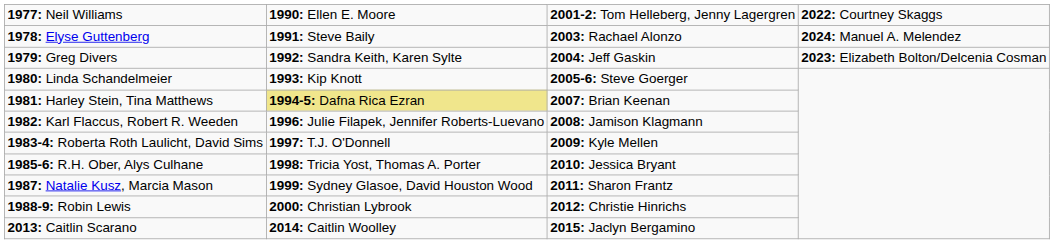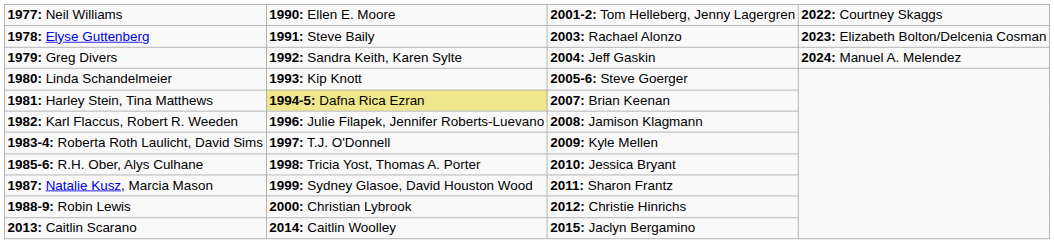(881, 36) 2024: Manuel A. Melendez -> (924, 36) 2023: Elizabeth Bolton/Delcenia Cosman
(924, 57) 2023: Elizabeth Bolton/Delcenia Cosman -> (881, 57) 2024: Manuel A. Melendez
